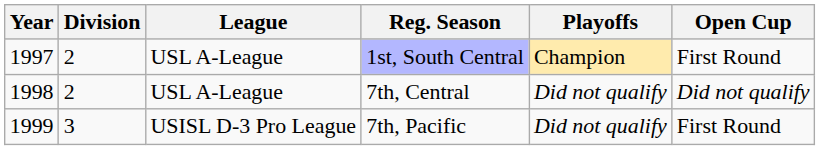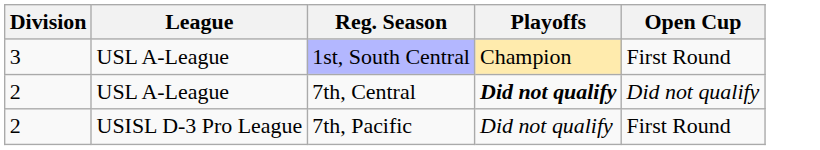- column: (32, 21)
(69, 56) 2 -> (15, 56) 3
(600, 91) normal -> (548, 91) bold
(69, 126) 3 -> (15, 126) 2
